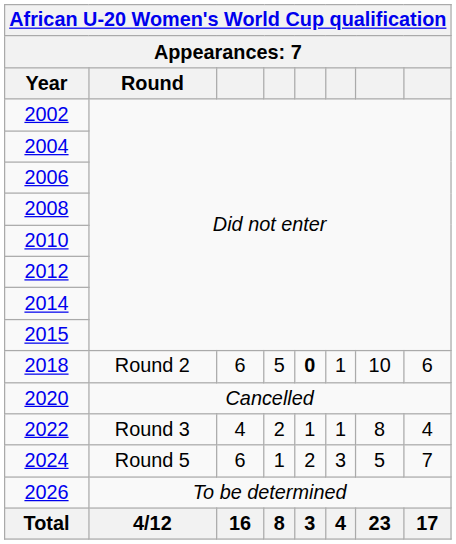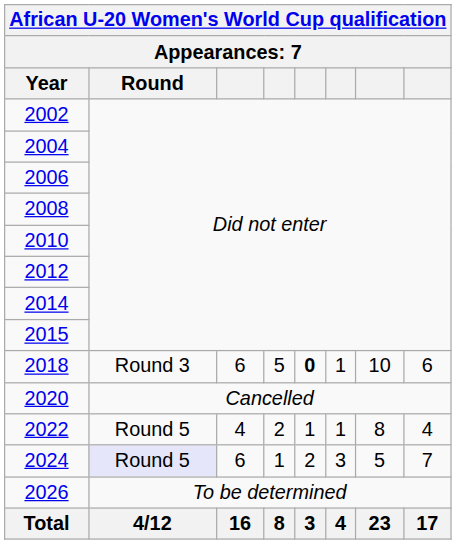(152, 366) Round 2 -> (152, 366) Round 3
(152, 429) Round 3 -> (152, 429) Round 5
(152, 460) no background -> (152, 460) lavender background
